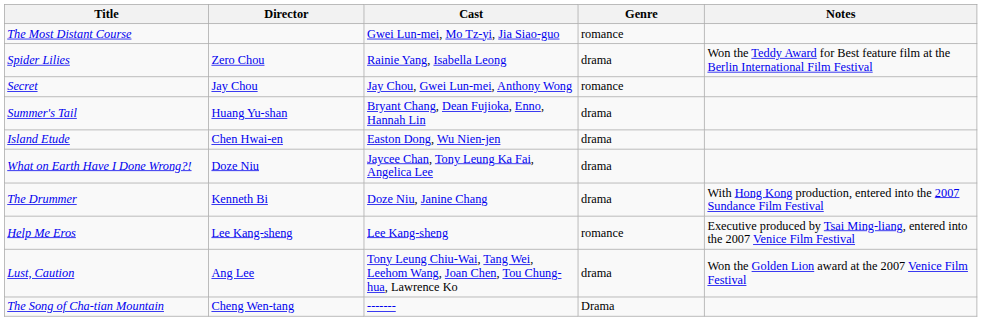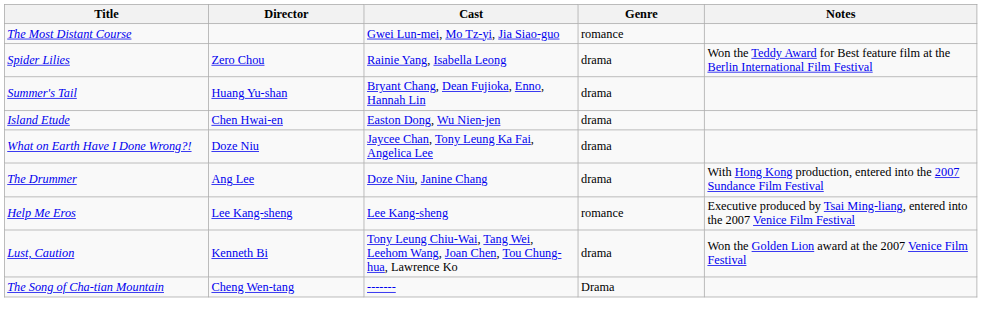- row: (22, 86)
(240, 199) Kenneth Bi -> (233, 180) Ang Lee
(233, 273) Ang Lee -> (240, 253) Kenneth Bi
